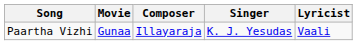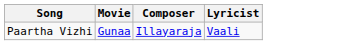- column: (249, 13)
